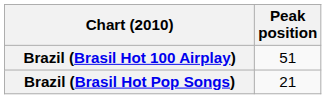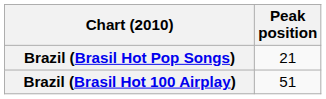rows swapped: (130, 57) <-> (130, 81)
